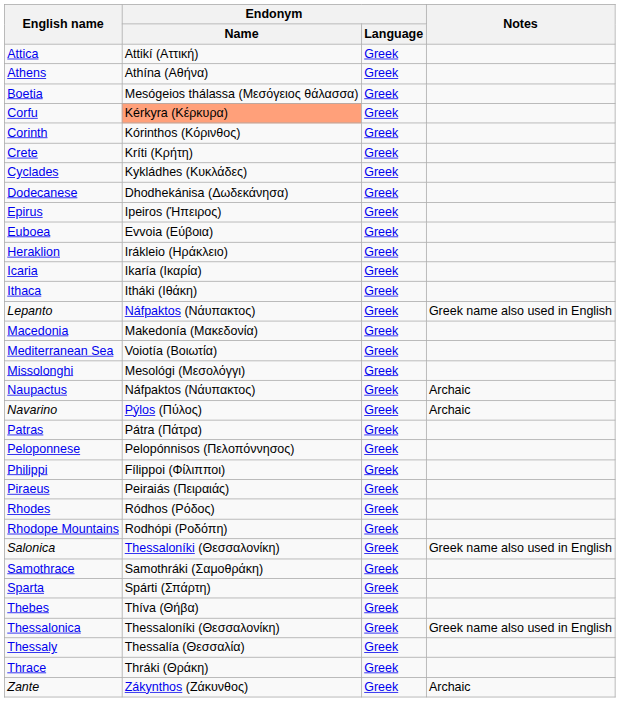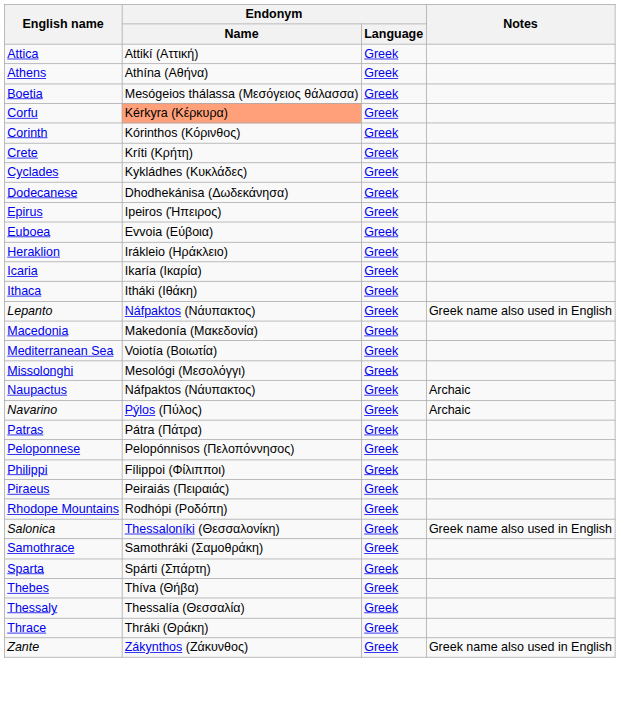- row: (29, 509)
- row: (44, 627)
(450, 687) Archaic -> (520, 647) Greek name also used in English
